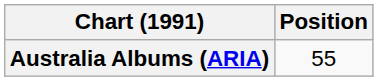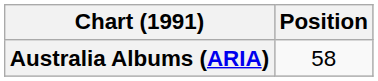(324, 57) 55 -> (324, 57) 58
